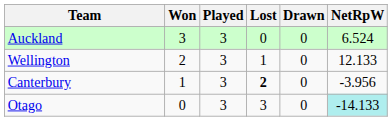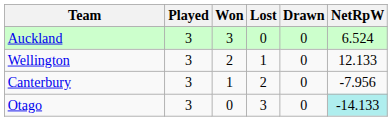columns swapped: (223, 15) <-> (182, 15)
(263, 82) bold -> (263, 82) normal
(358, 82) -3.956 -> (358, 82) -7.956
